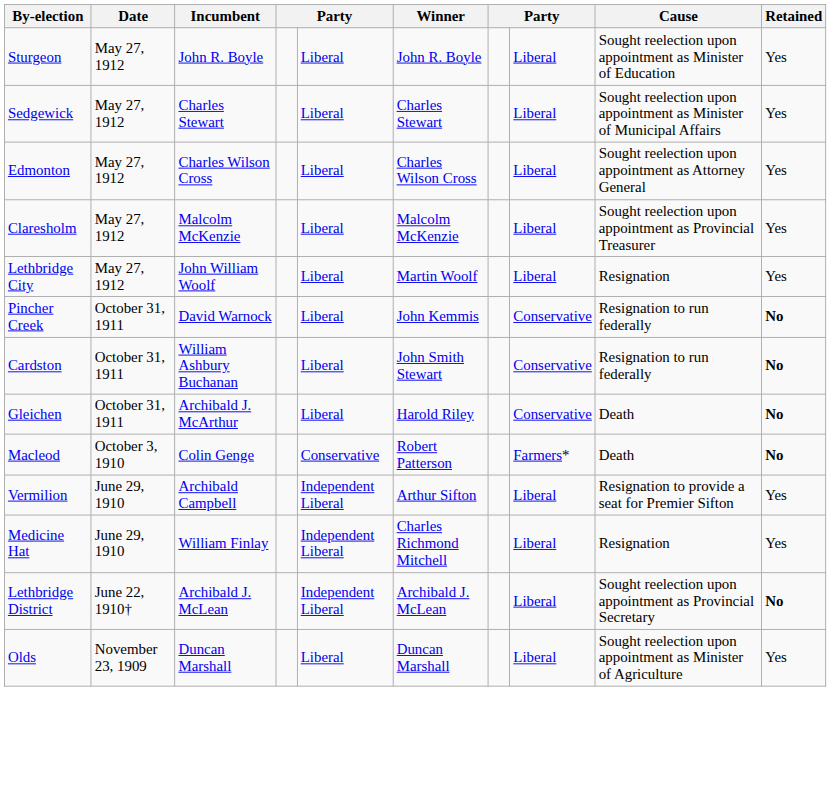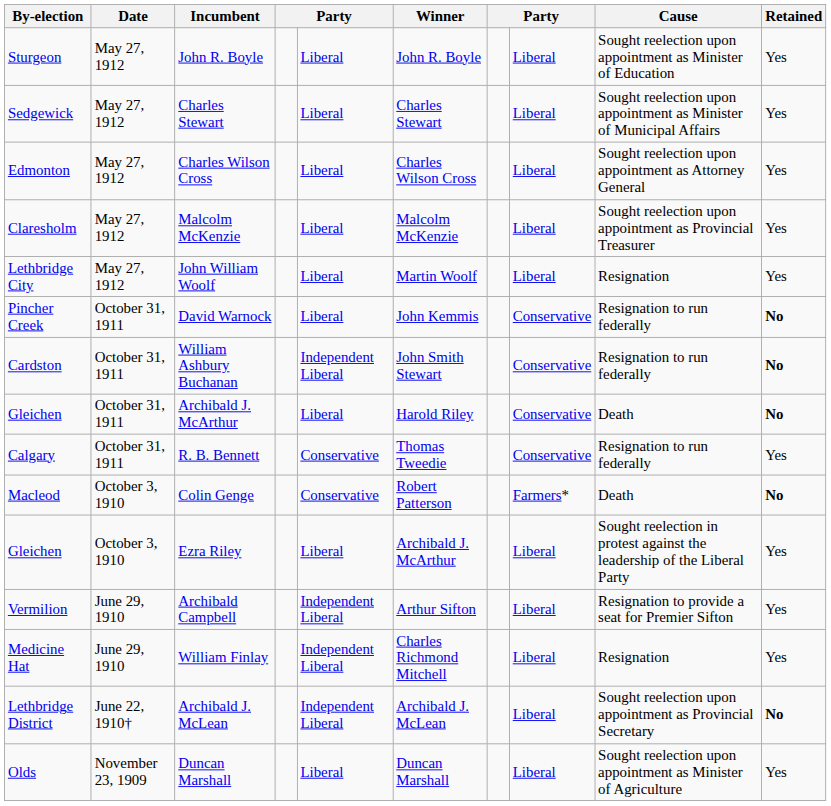(322, 365) Liberal -> (337, 365) Independent Liberal
+ row: (219, 454)
+ row: (210, 552)
